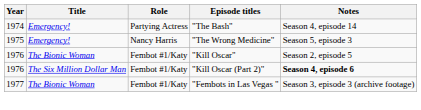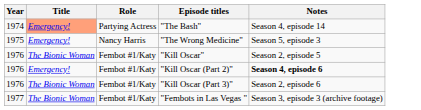(49, 26) no background -> (49, 26) lightsalmon background
(77, 70) The Six Million Dollar Man -> (49, 70) Emergency!
+ row: (197, 84)
